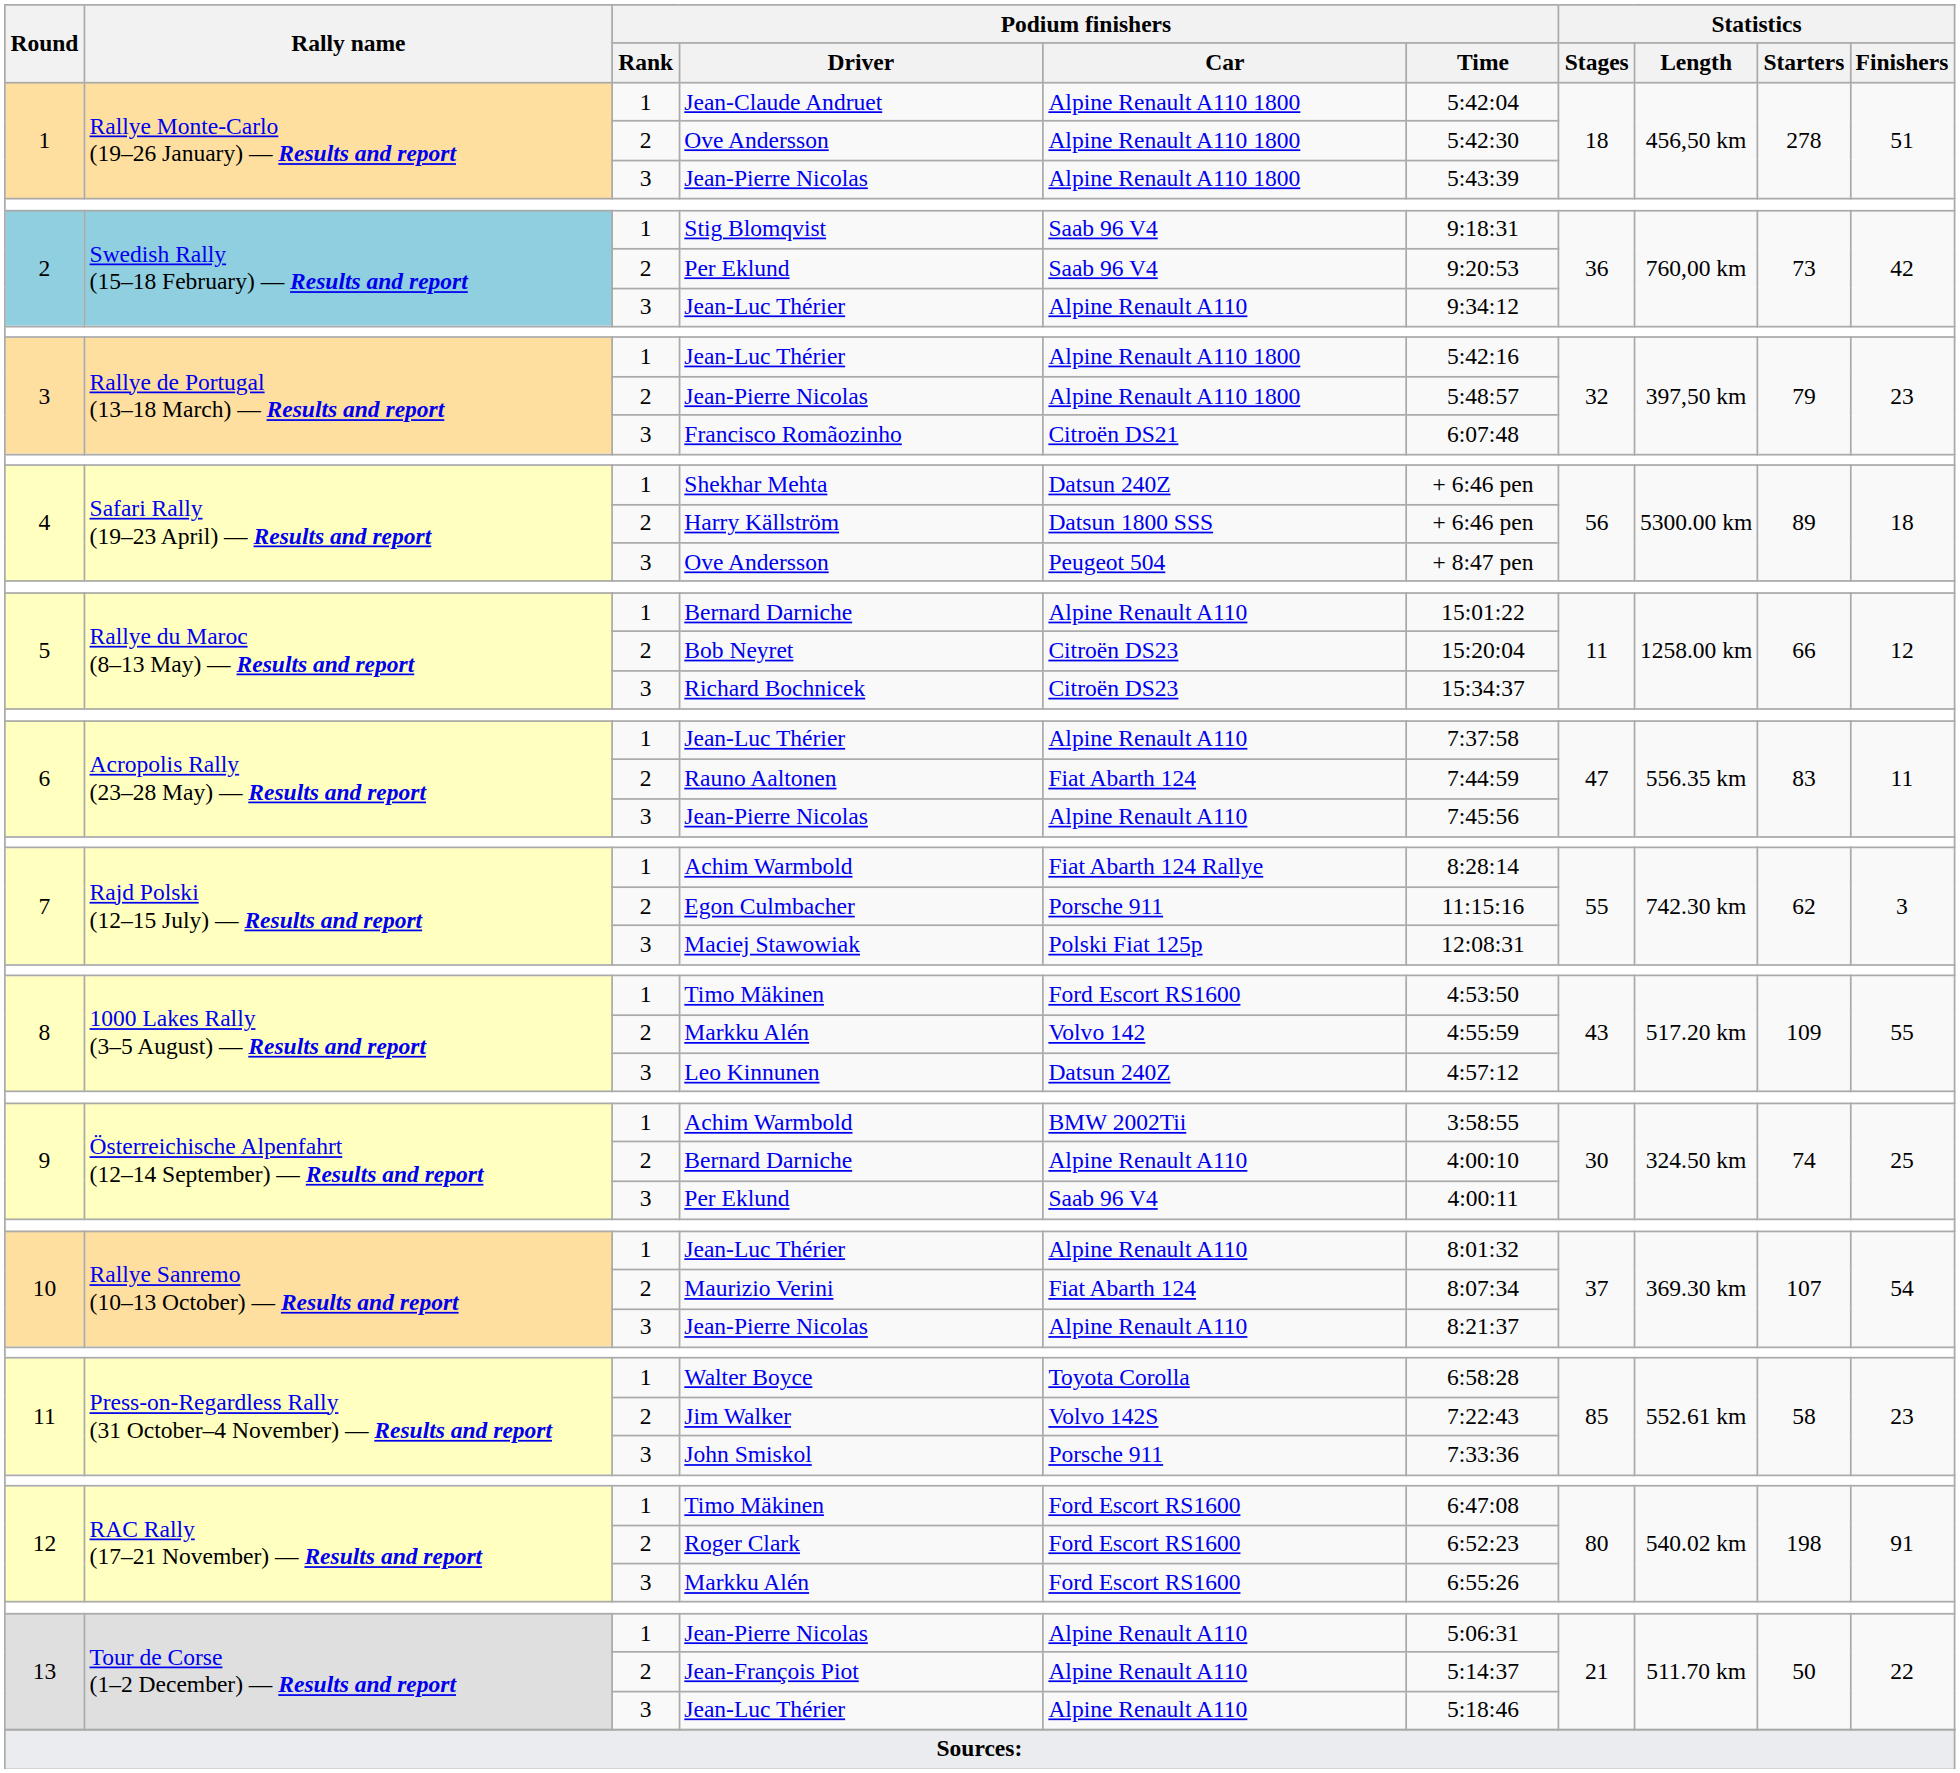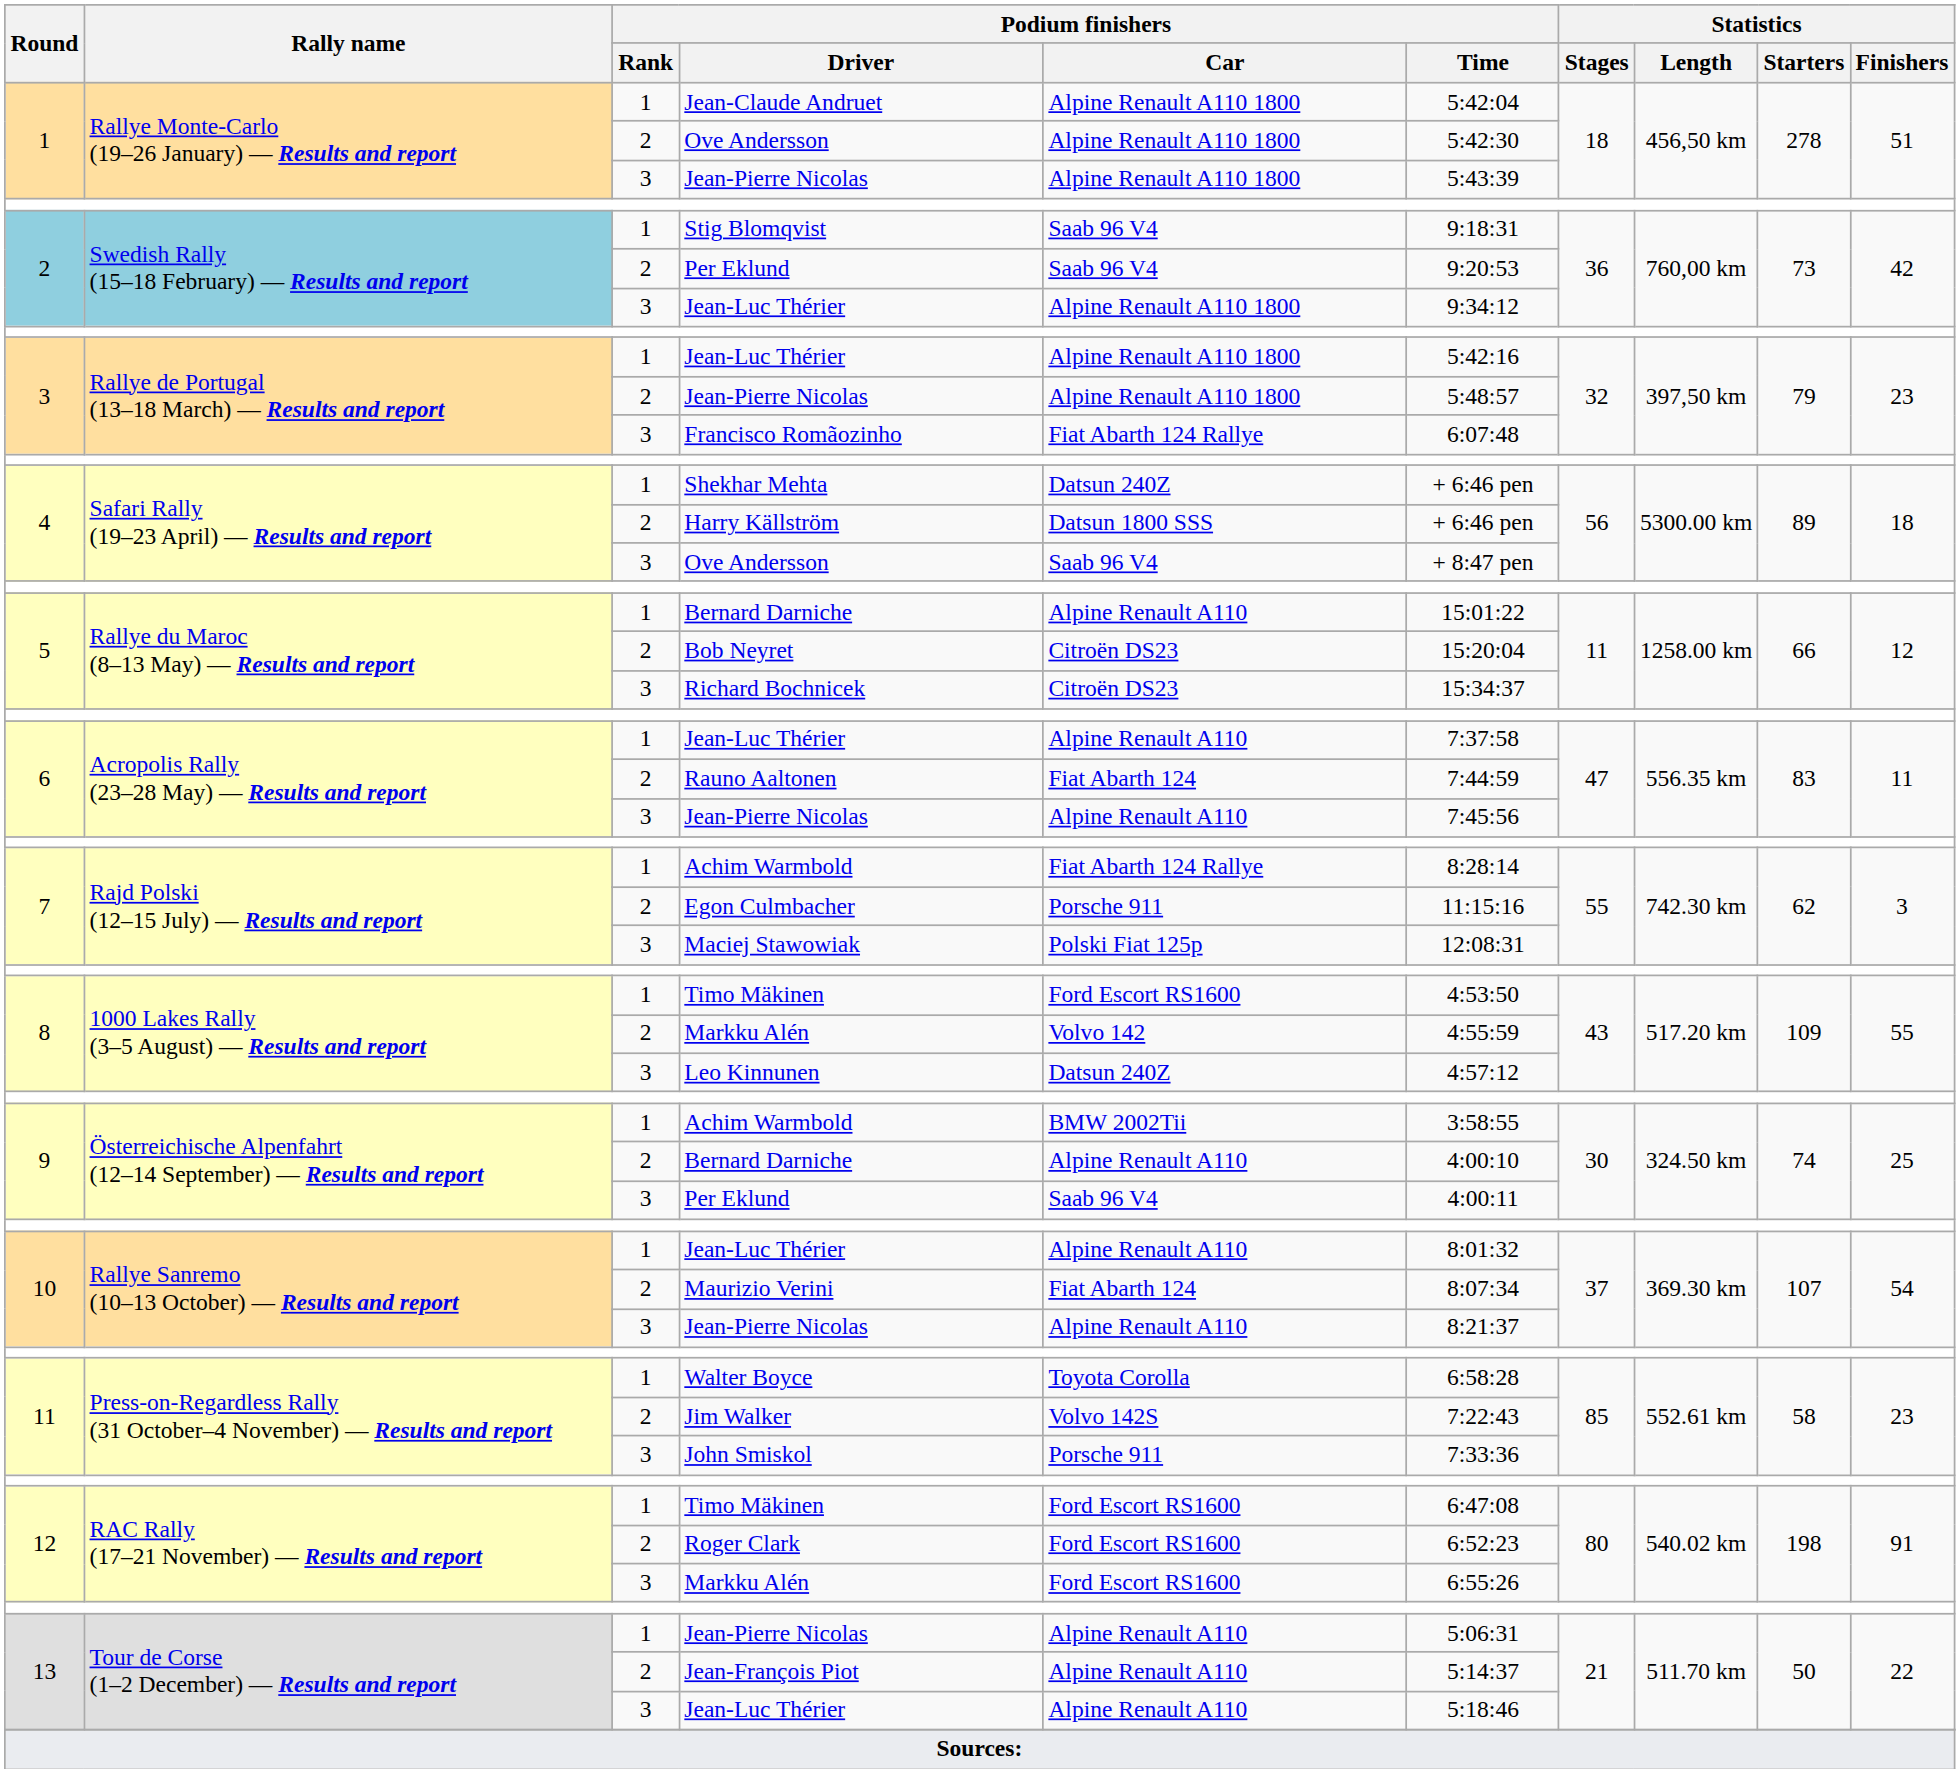(1148, 306) Alpine Renault A110 -> (1174, 306) Alpine Renault A110 1800
(1113, 433) Citroën DS21 -> (1156, 433) Fiat Abarth 124 Rallye
(1107, 561) Peugeot 504 -> (1103, 561) Saab 96 V4
